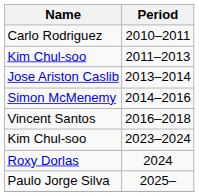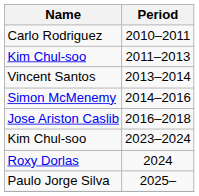(63, 77) Jose Ariston Caslib -> (51, 77) Vincent Santos
(51, 118) Vincent Santos -> (63, 118) Jose Ariston Caslib
